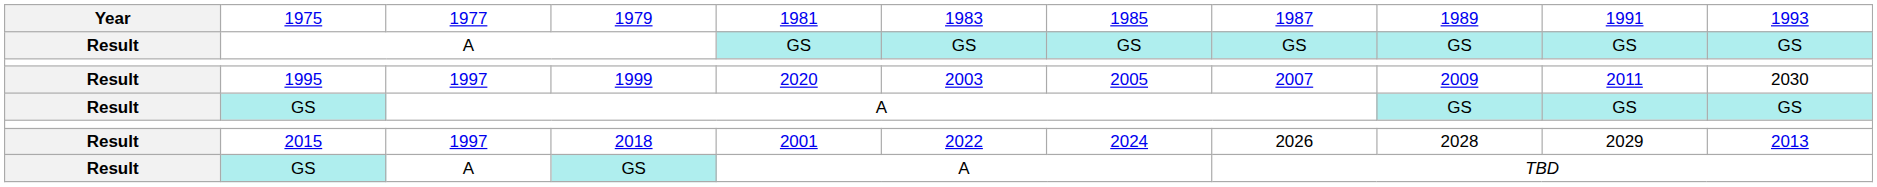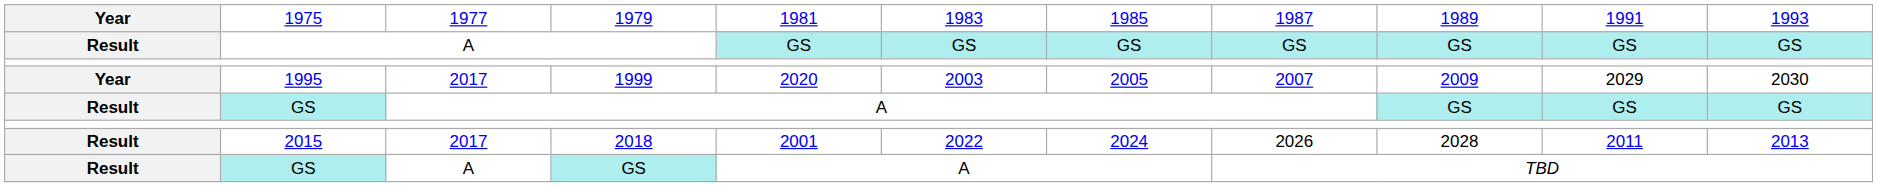(113, 80) Result -> (113, 80) Year
(468, 80) 1997 -> (468, 80) 2017
(1625, 80) 2011 -> (1625, 80) 2029
(468, 142) 1997 -> (468, 142) 2017
(1625, 142) 2029 -> (1625, 142) 2011
